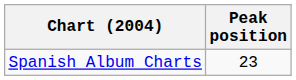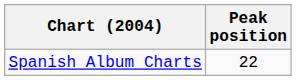(248, 63) 23 -> (248, 63) 22
